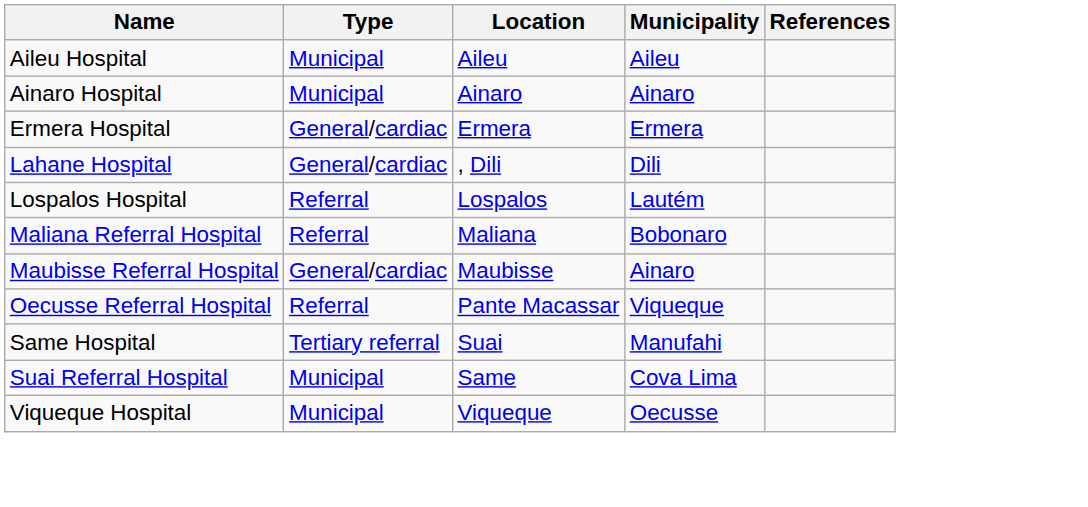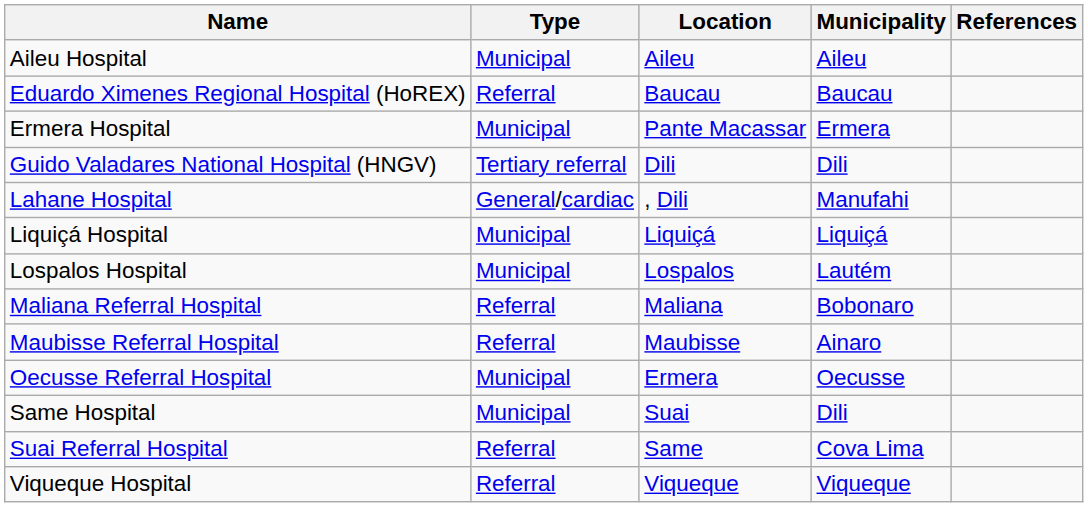- row: (86, 93)
+ row: (238, 93)
(368, 128) General/cardiac -> (523, 128) Municipal
(494, 128) Ermera -> (725, 128) Pante Macassar
+ row: (223, 164)
(645, 164) Dili -> (863, 199) Manufahi
+ row: (89, 235)
(329, 199) Referral -> (523, 270) Municipal
(368, 270) General/cardiac -> (516, 341) Referral
(329, 306) Referral -> (523, 377) Municipal
(538, 306) Pante Macassar -> (681, 377) Ermera
(677, 306) Viqueque -> (861, 377) Oecusse
(364, 341) Tertiary referral -> (523, 413) Municipal
(676, 341) Manufahi -> (832, 413) Dili
(336, 377) Municipal -> (516, 448) Referral
(336, 413) Municipal -> (516, 484) Referral
(674, 413) Oecusse -> (864, 484) Viqueque
